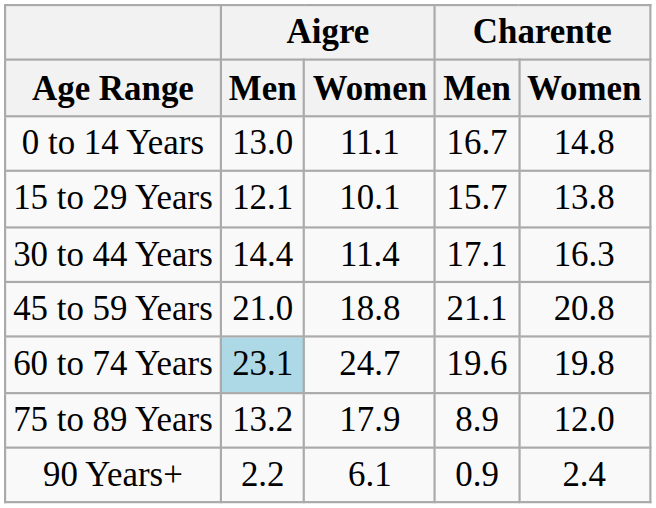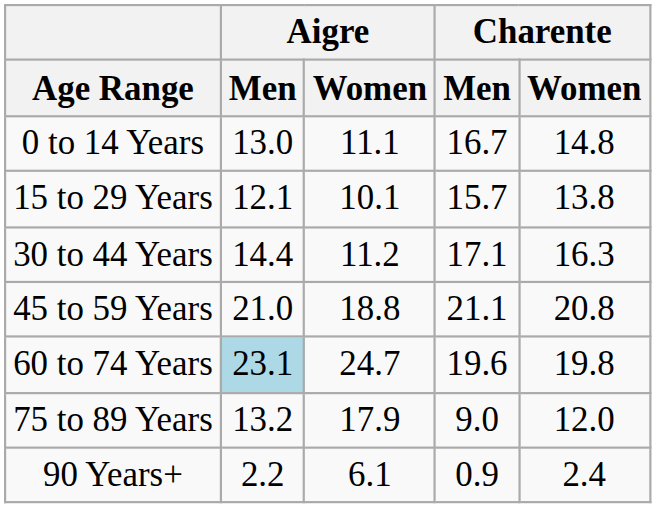(370, 253) 11.4 -> (370, 253) 11.2
(477, 419) 8.9 -> (477, 419) 9.0
